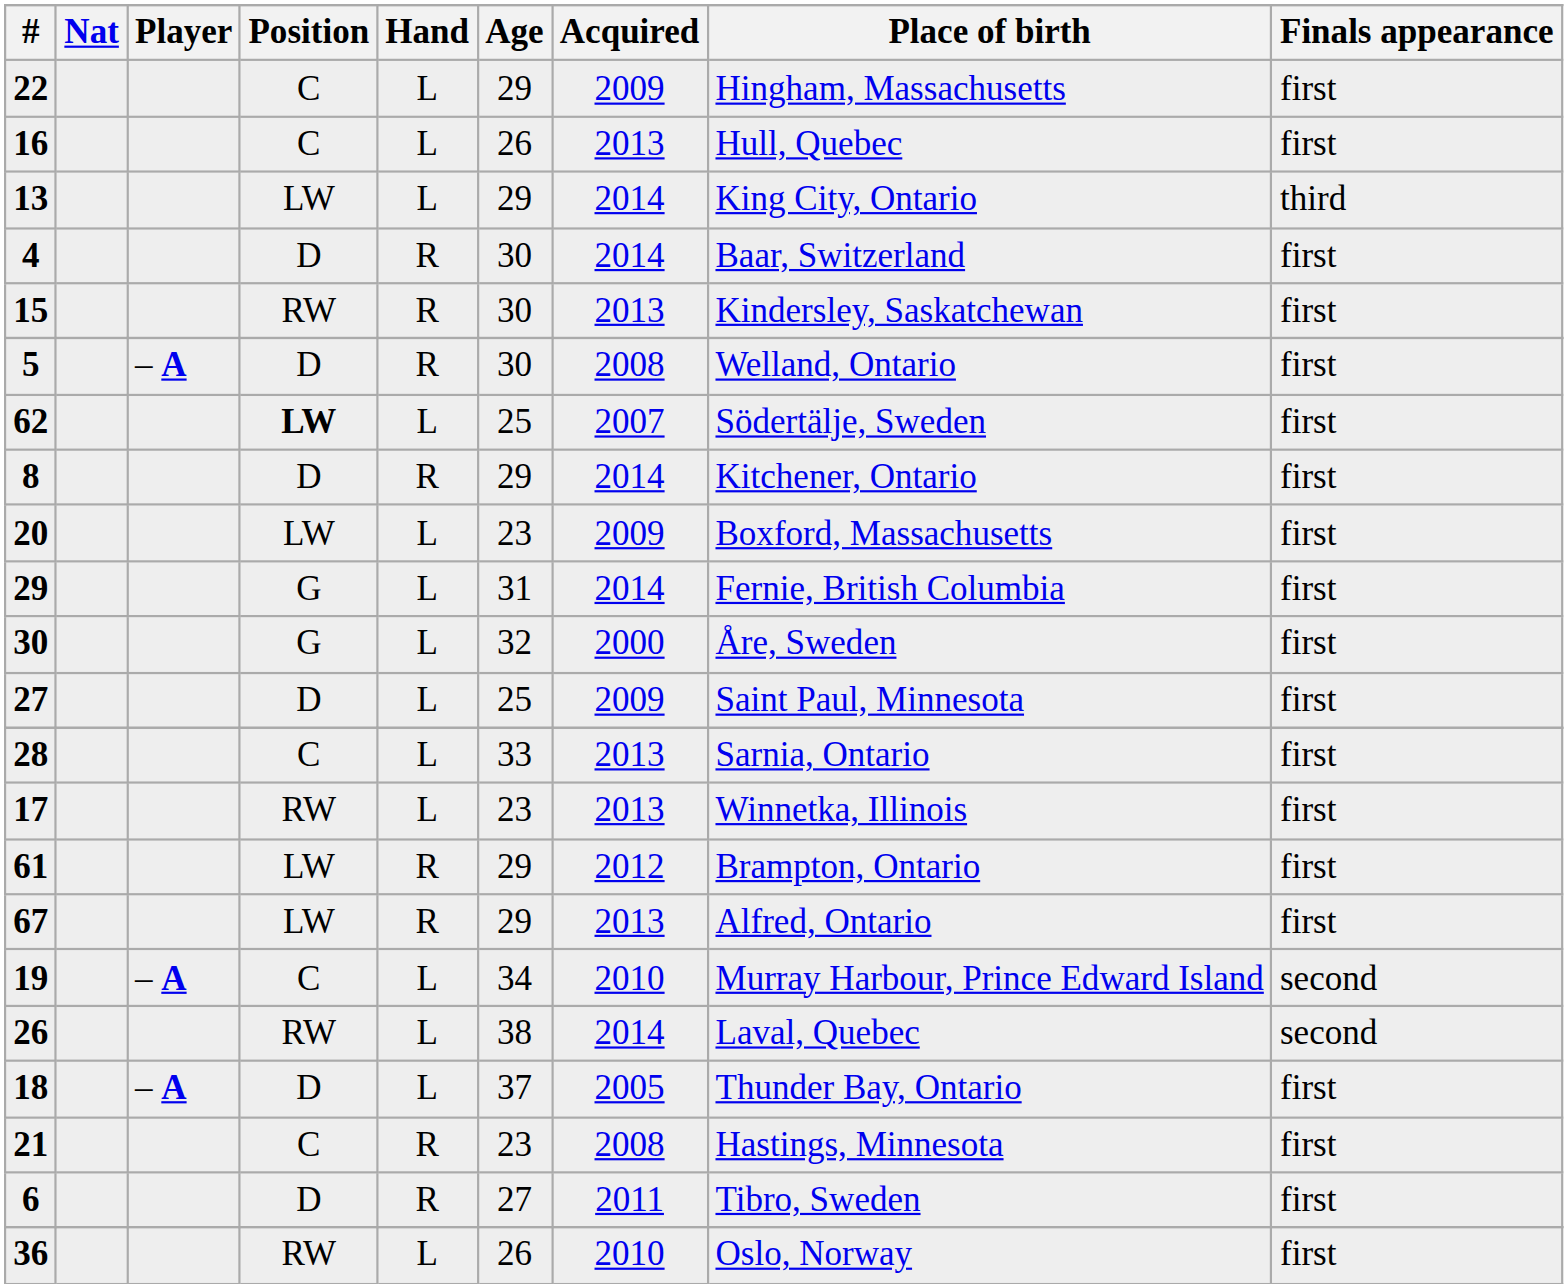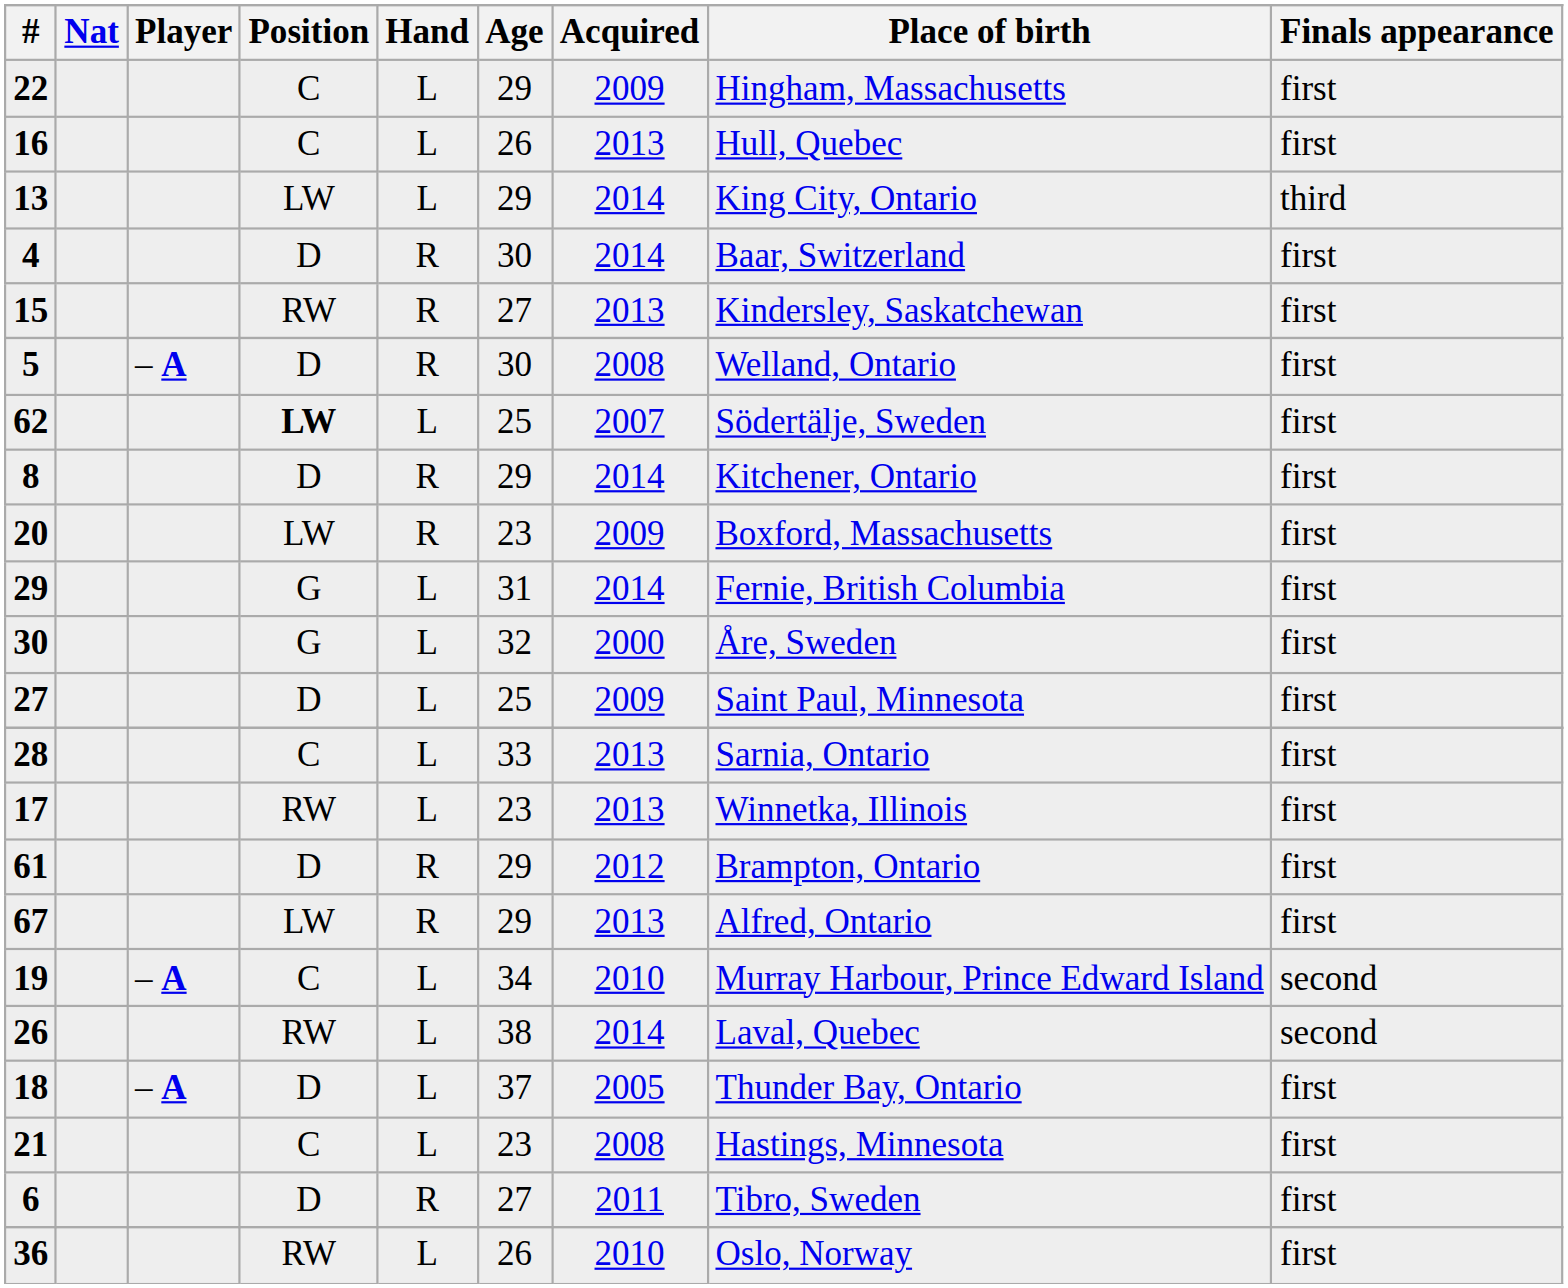(514, 310) 30 -> (514, 310) 27
(427, 532) L -> (427, 532) R
(309, 865) LW -> (309, 865) D
(427, 1143) R -> (427, 1143) L
